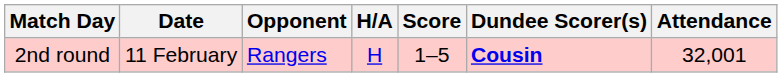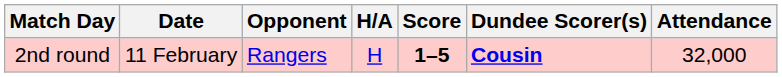(432, 54) normal -> (432, 54) bold
(714, 54) 32,001 -> (714, 54) 32,000
